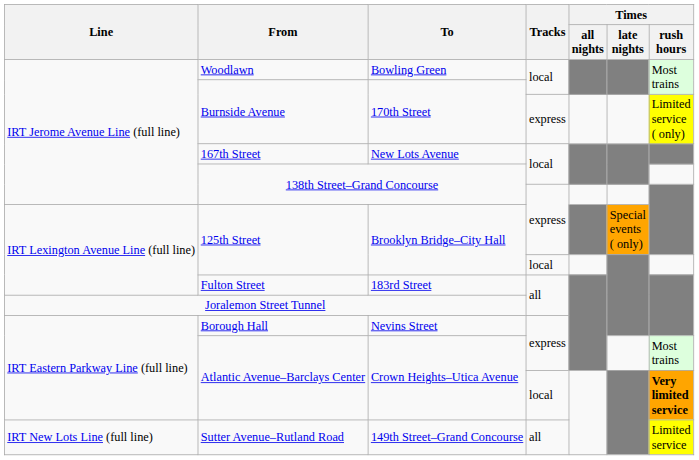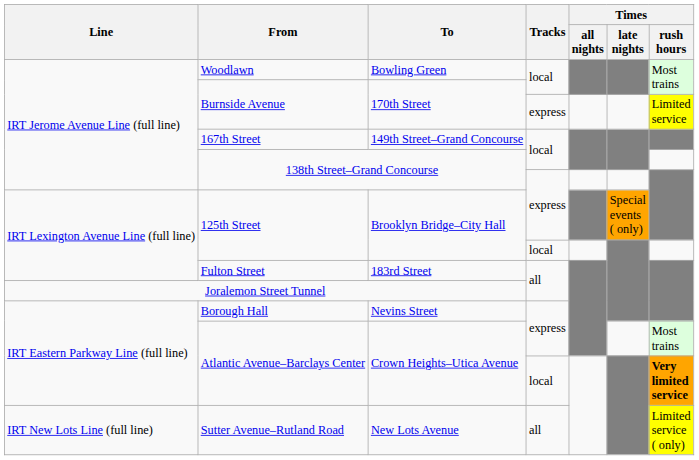(671, 119) Limited service ( only) -> (671, 112) Limited service
(415, 154) New Lots Avenue -> (447, 139) 149th Street–Grand Concourse
(447, 437) 149th Street–Grand Concourse -> (415, 430) New Lots Avenue
(671, 437) Limited service -> (671, 430) Limited service ( only)
